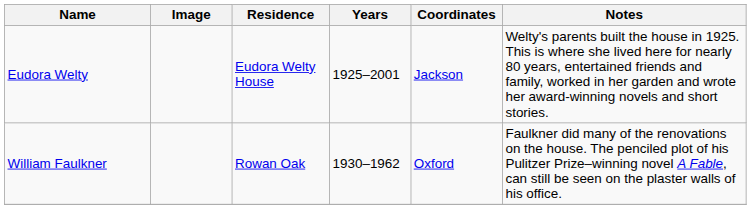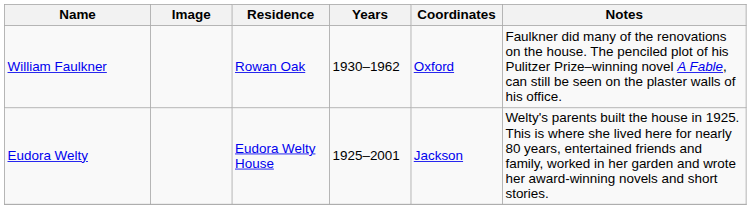rows swapped: (57, 163) <-> (48, 74)
